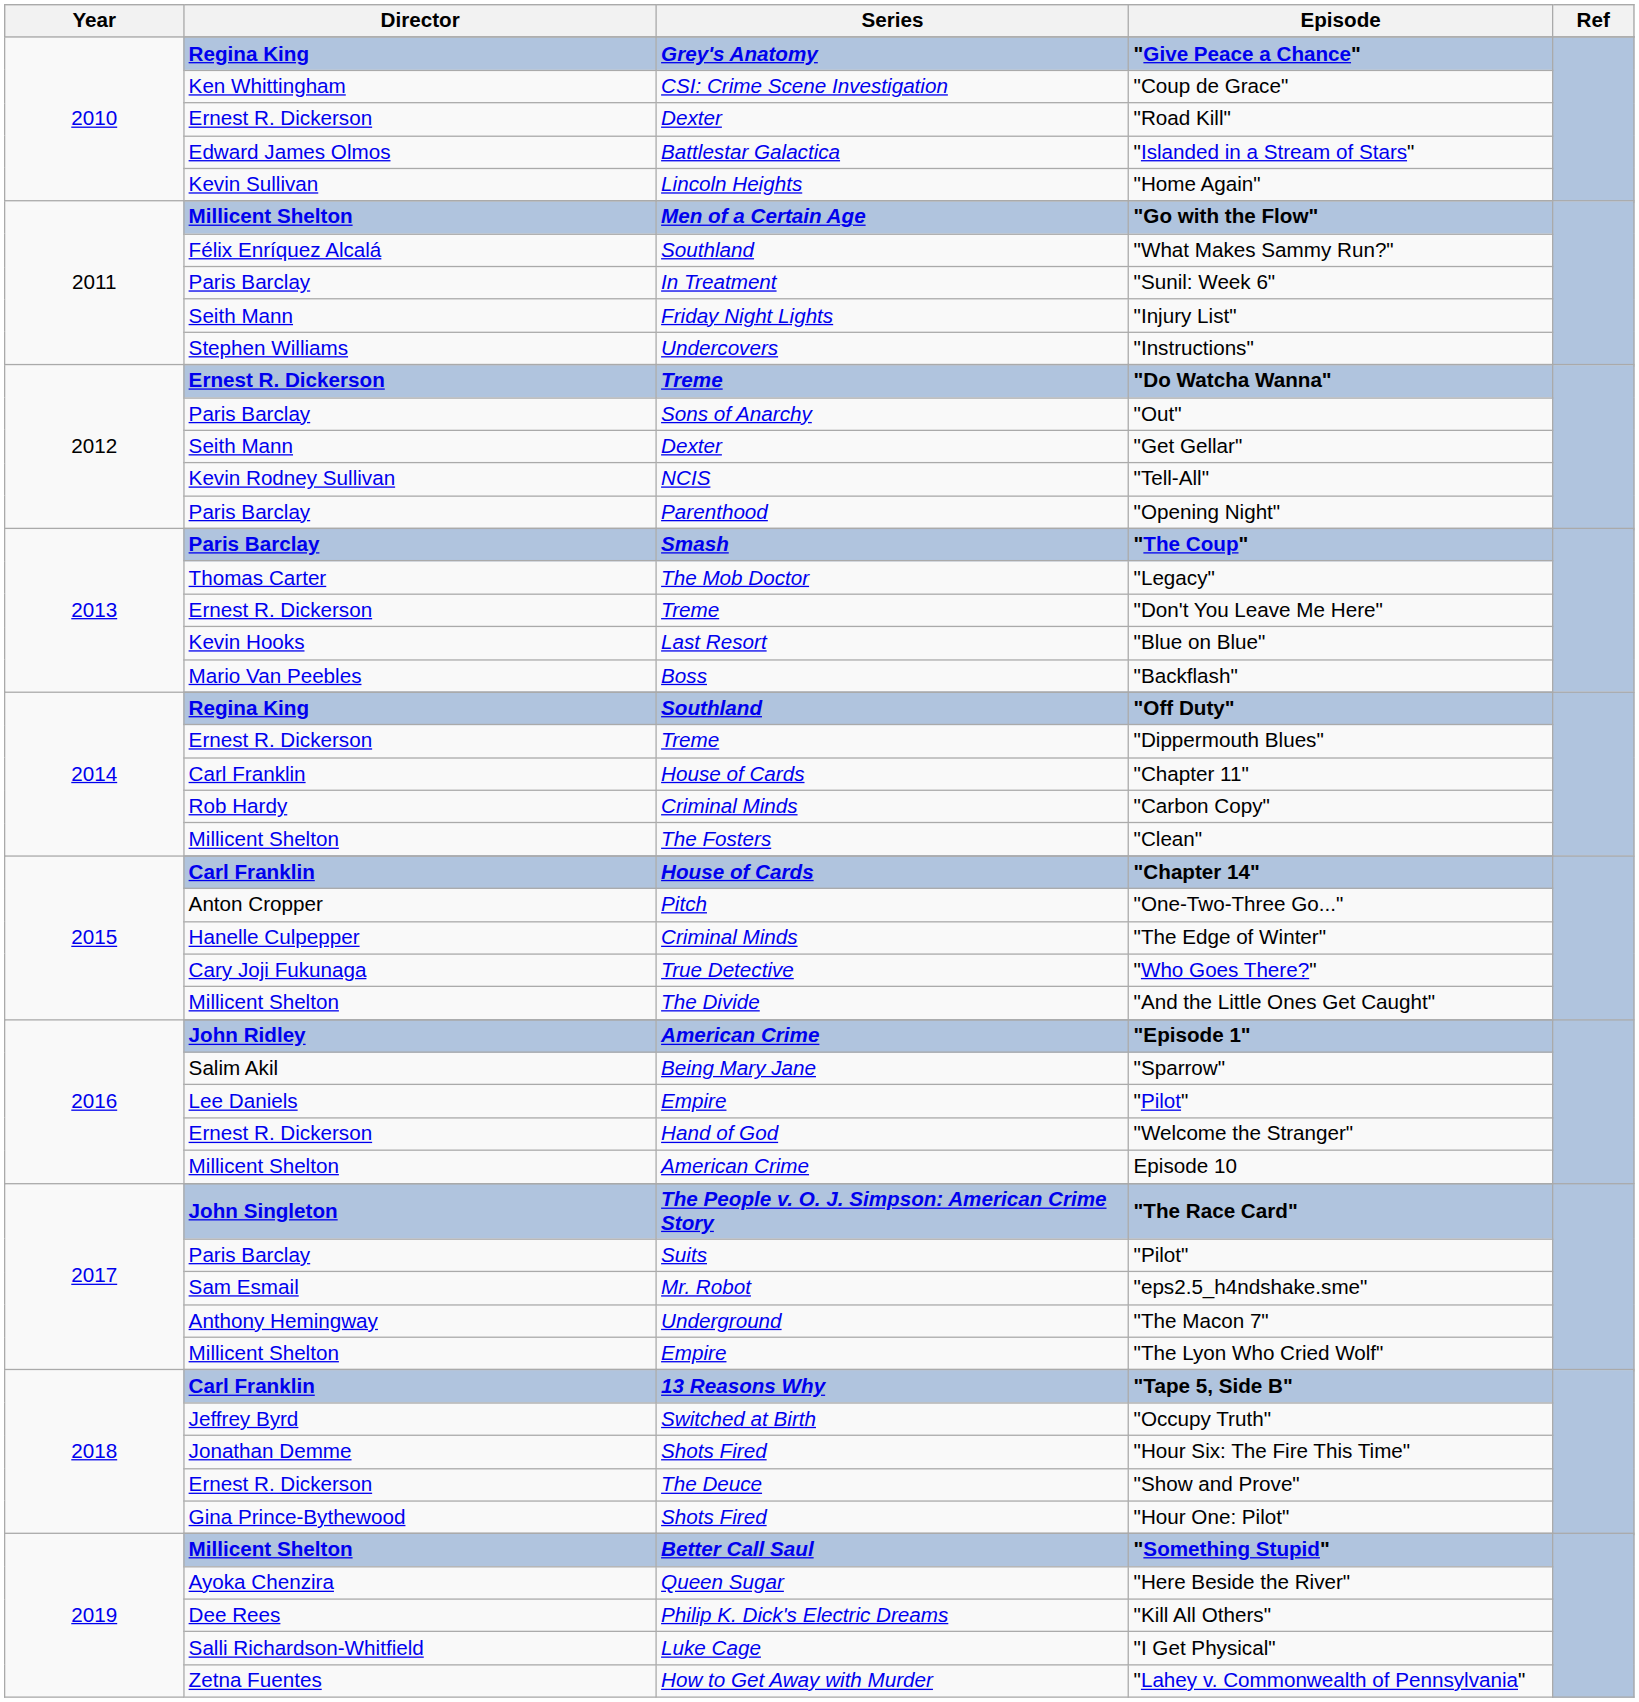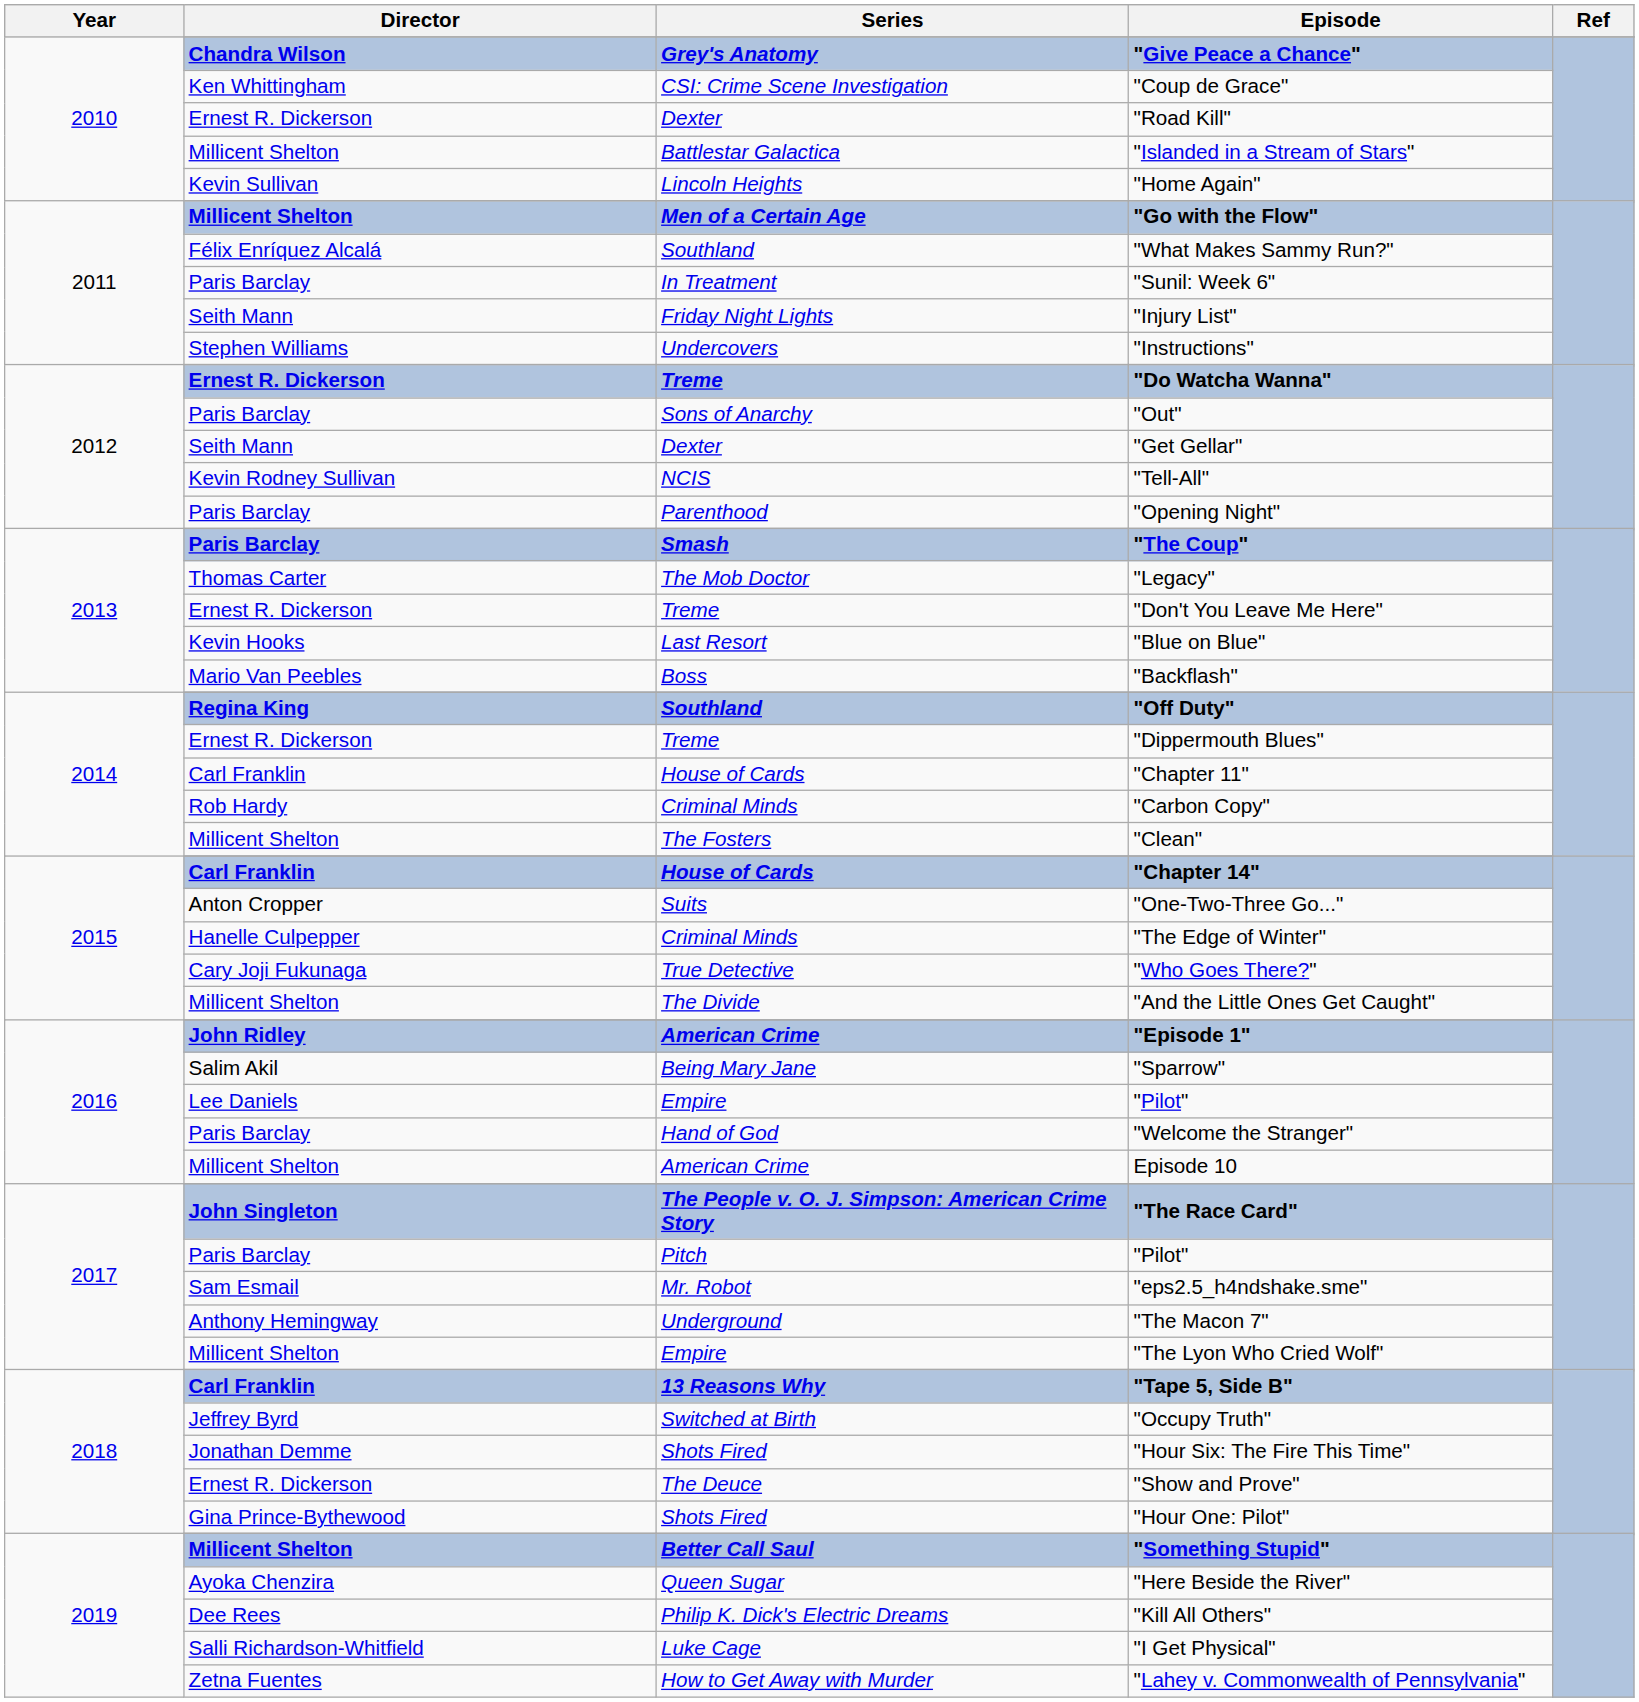(249, 53) Regina King -> (267, 53) Chandra Wilson
(290, 151) Edward James Olmos -> (264, 151) Millicent Shelton
(684, 904) Pitch -> (684, 904) Suits
(280, 1133) Ernest R. Dickerson -> (249, 1133) Paris Barclay
(684, 1255) Suits -> (684, 1255) Pitch
